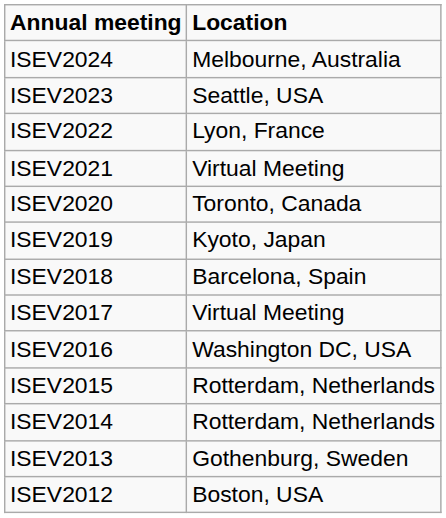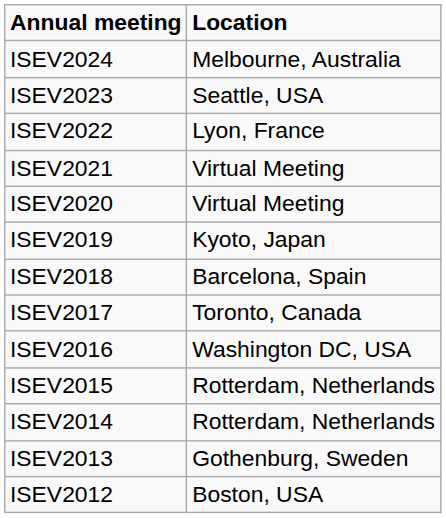(277, 204) Toronto, Canada -> (268, 204) Virtual Meeting
(268, 312) Virtual Meeting -> (277, 312) Toronto, Canada
